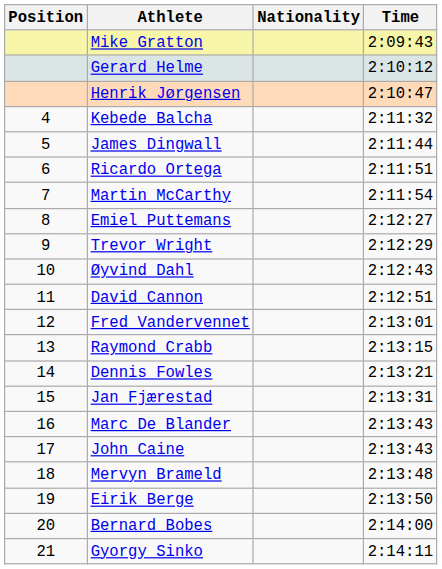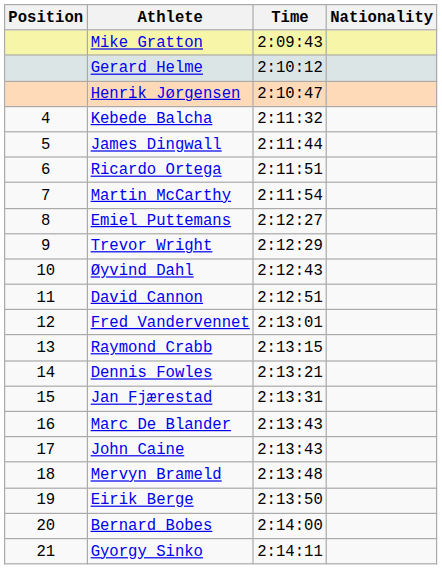columns swapped: (309, 17) <-> (400, 17)
